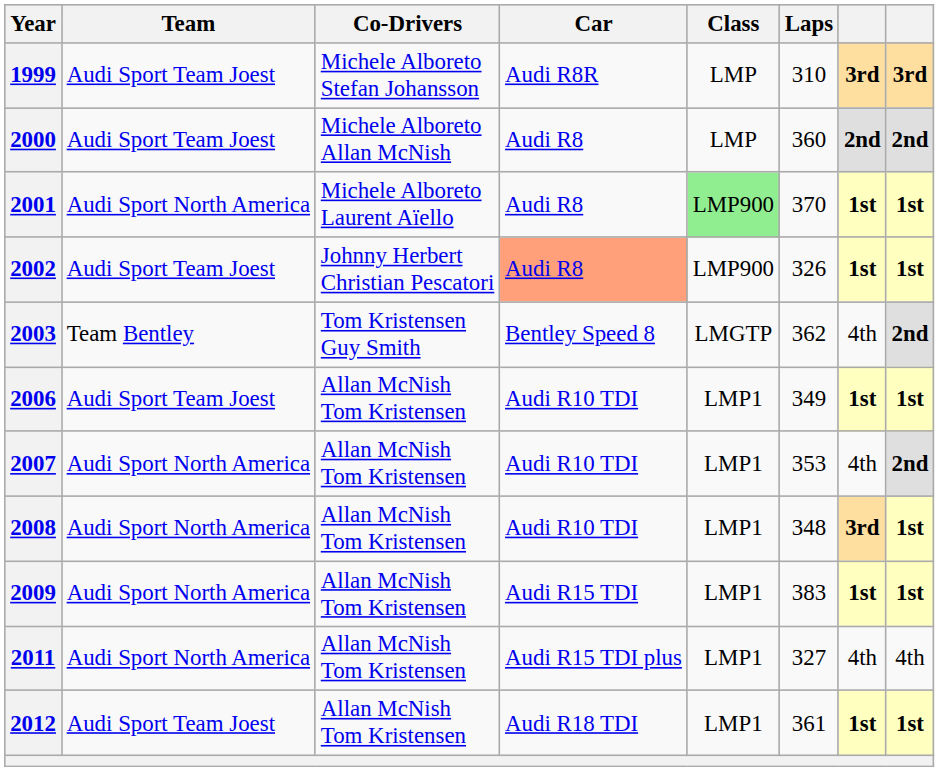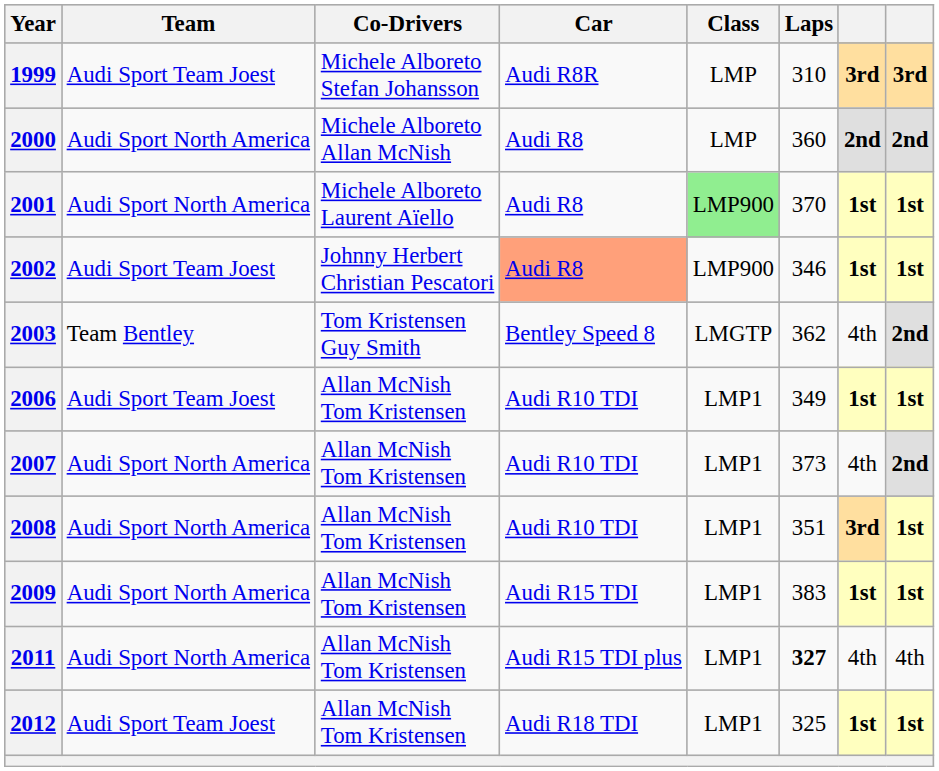(171, 139) Audi Sport Team Joest -> (188, 139) Audi Sport North America
(809, 269) 326 -> (809, 269) 346
(809, 463) 353 -> (809, 463) 373
(809, 528) 348 -> (809, 528) 351
(809, 658) normal -> (809, 658) bold
(809, 722) 361 -> (809, 722) 325
